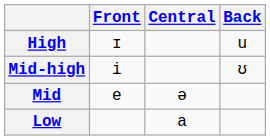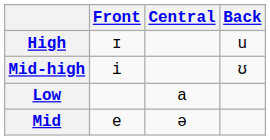rows swapped: (47, 96) <-> (47, 122)
